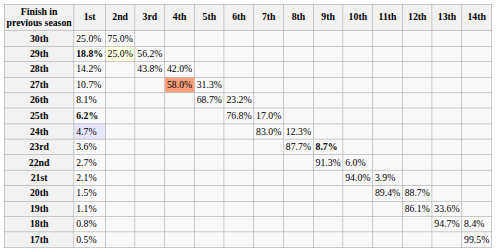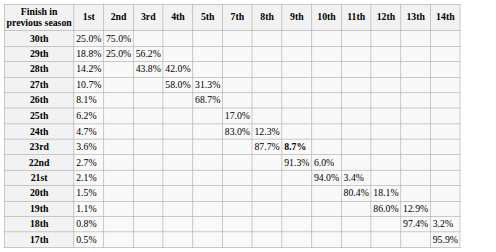- column: (239, 17)
(90, 54) bold -> (89, 54) normal
(120, 54) lightyellow background -> (119, 54) no background
(180, 85) lightsalmon background -> (178, 85) no background
(87, 116) bold -> (86, 116) normal
(86, 131) lavender background -> (86, 131) no background
(385, 178) 3.9% -> (354, 178) 3.4%
(388, 193) 89.4% -> (356, 193) 80.4%
(417, 193) 88.7% -> (386, 193) 18.1%
(417, 208) 86.1% -> (386, 208) 86.0%
(447, 208) 33.6% -> (416, 208) 12.9%
(447, 224) 94.7% -> (416, 224) 97.4%
(474, 224) 8.4% -> (443, 224) 3.2%
(477, 239) 99.5% -> (445, 239) 95.9%
